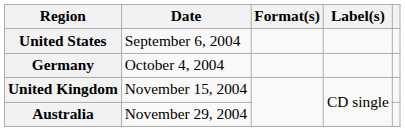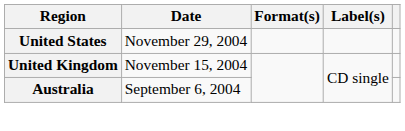(183, 41) September 6, 2004 -> (186, 41) November 29, 2004
- row: (63, 65)
(186, 114) November 29, 2004 -> (183, 89) September 6, 2004
